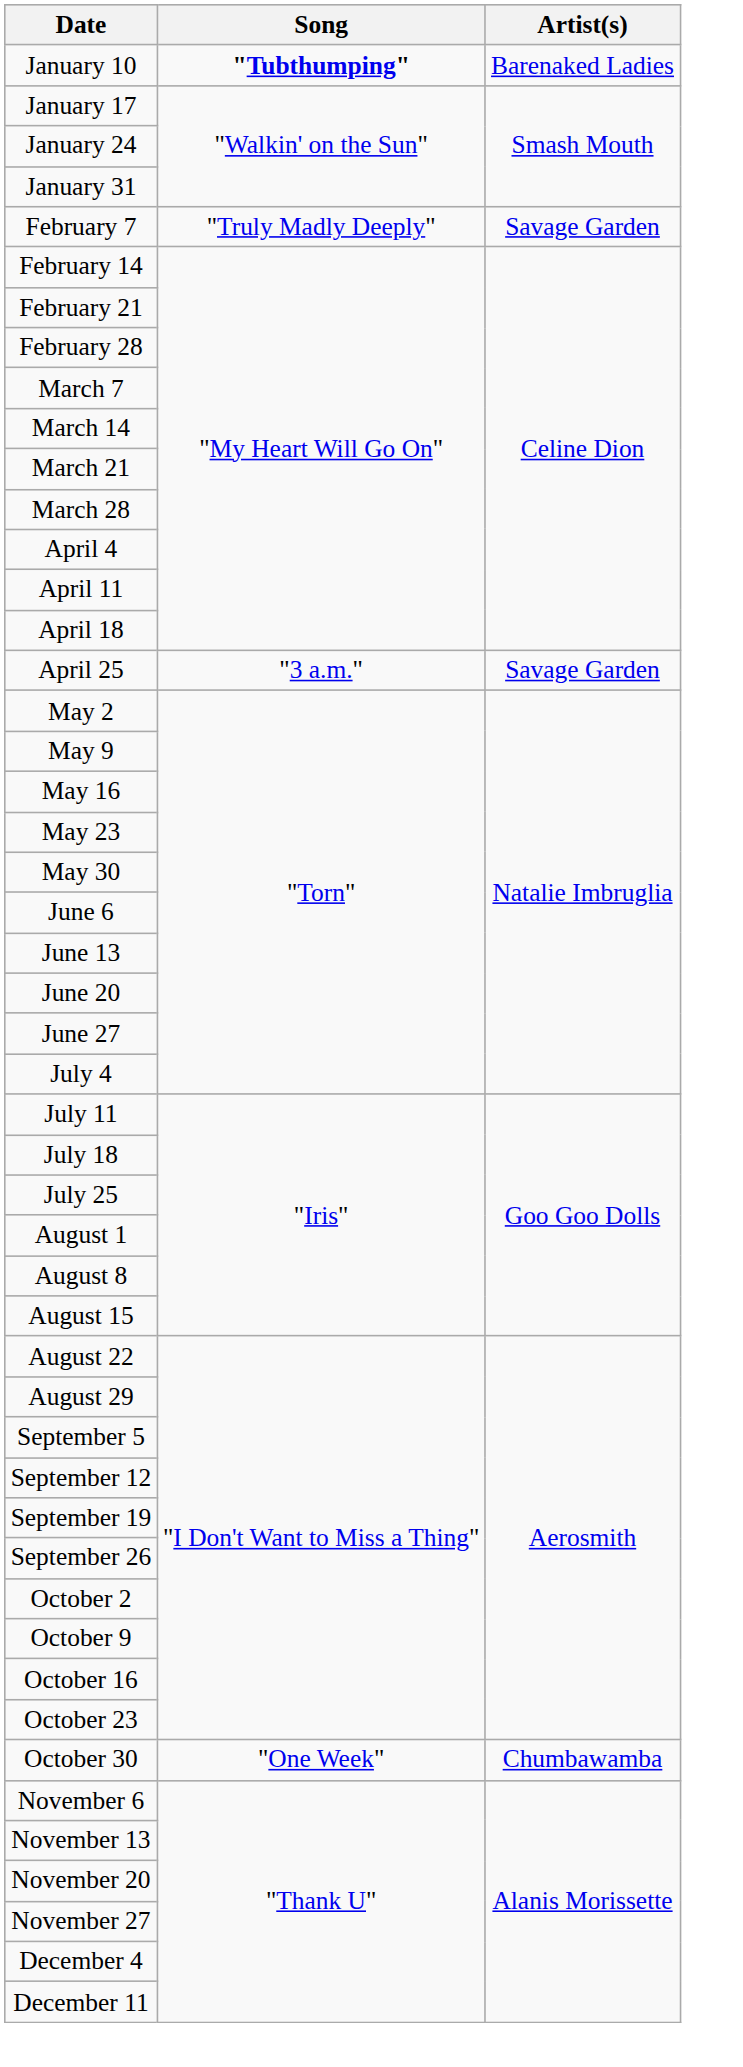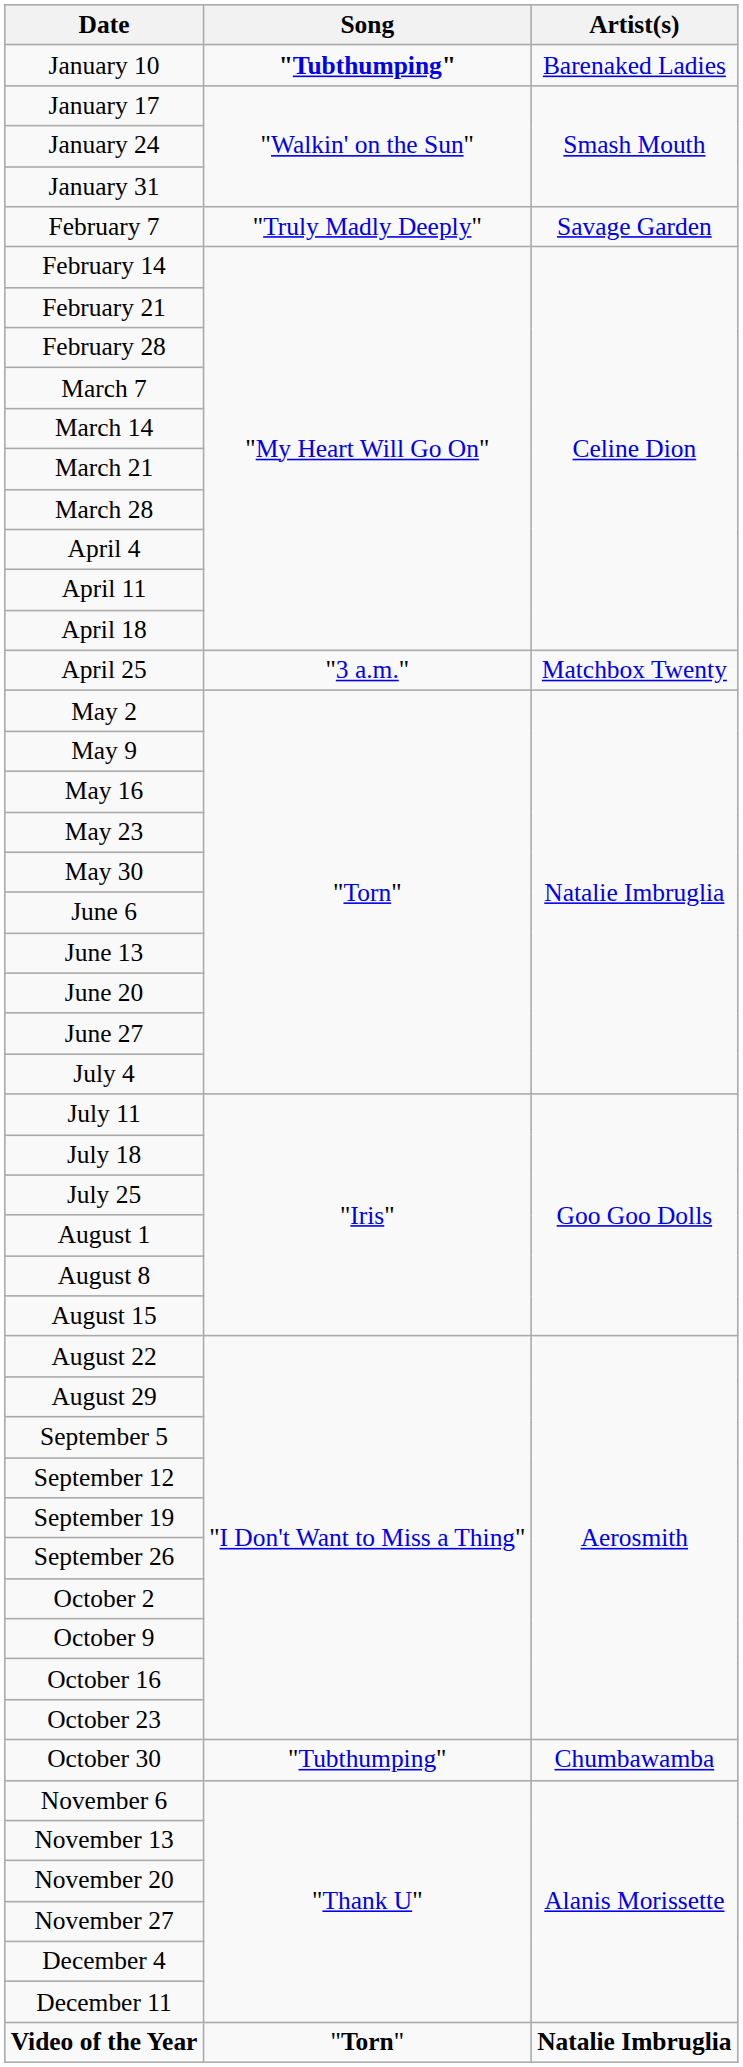(582, 670) Savage Garden -> (634, 670) Matchbox Twenty
(321, 1759) "One Week" -> (367, 1759) "Tubthumping"
+ row: (104, 2041)
